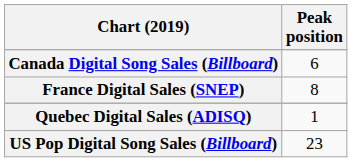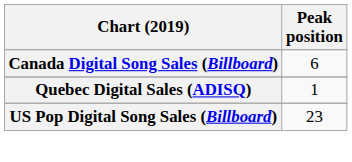- row: (143, 90)
